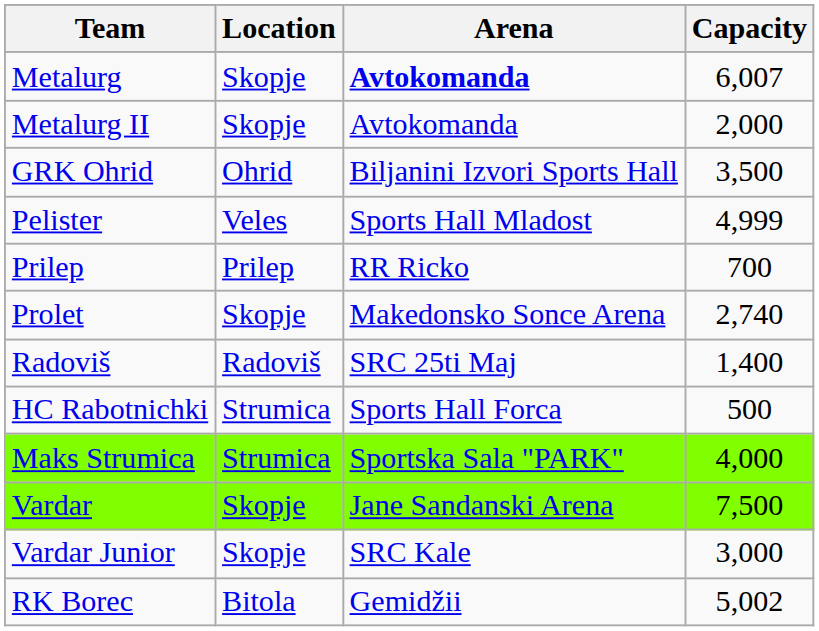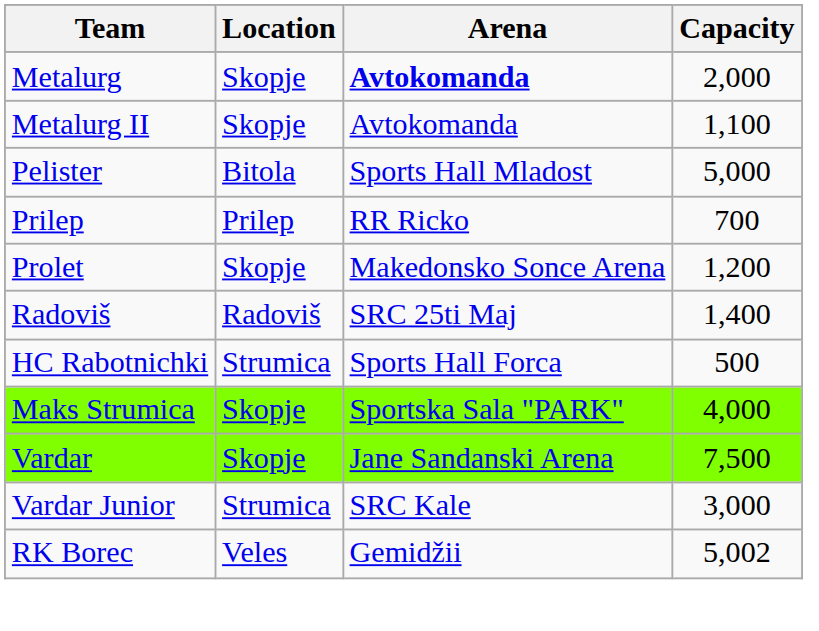(749, 76) 6,007 -> (737, 76) 2,000
(749, 123) 2,000 -> (737, 123) 1,100
- row: (82, 171)
(255, 219) Veles -> (259, 171) Bitola
(749, 219) 4,999 -> (737, 171) 5,000
(749, 314) 2,740 -> (737, 266) 1,200
(276, 457) Strumica -> (264, 409) Skopje
(264, 553) Skopje -> (276, 505) Strumica
(259, 600) Bitola -> (255, 553) Veles
